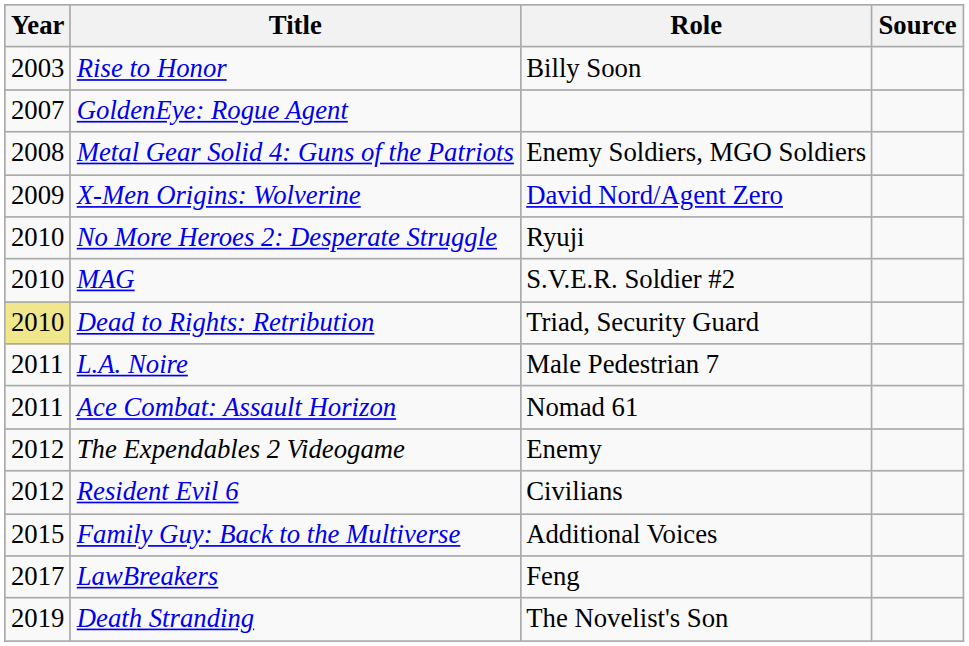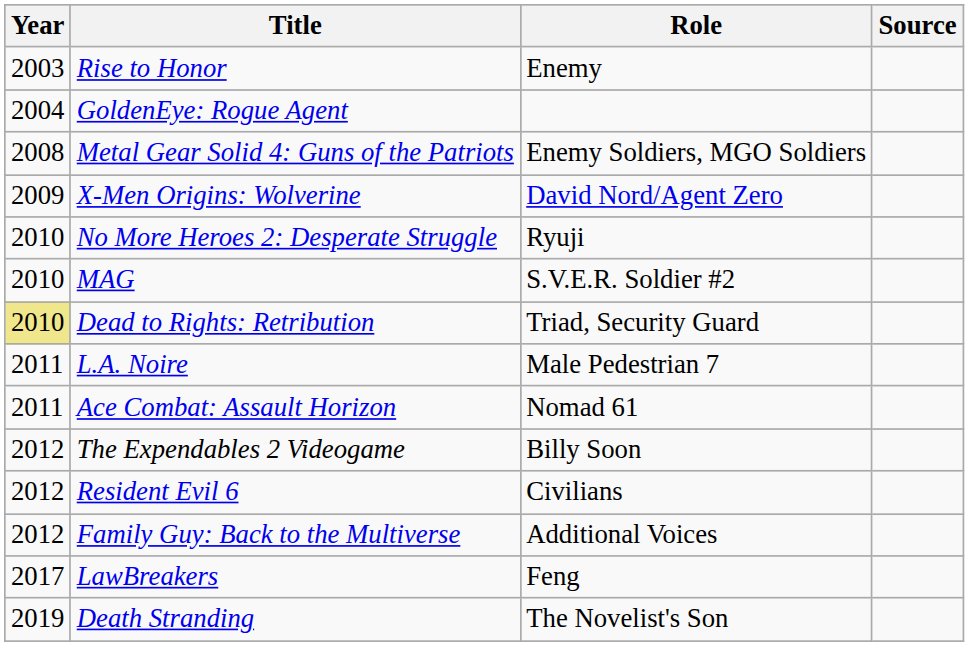(584, 68) Billy Soon -> (564, 68) Enemy
(38, 110) 2007 -> (38, 110) 2004
(564, 449) Enemy -> (584, 449) Billy Soon
(38, 534) 2015 -> (38, 534) 2012
